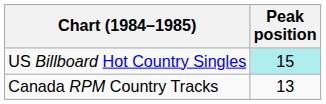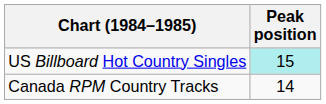(285, 86) 13 -> (285, 86) 14
